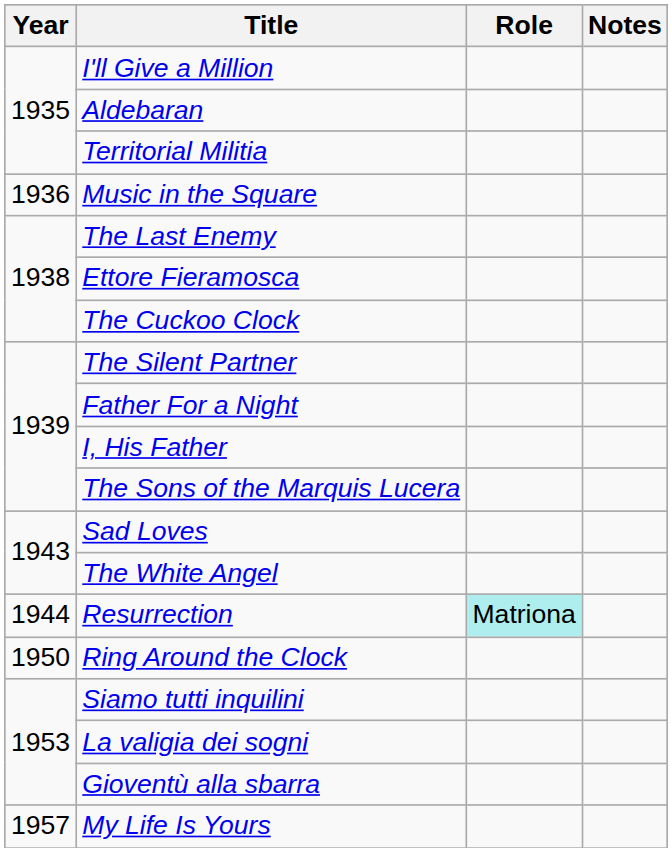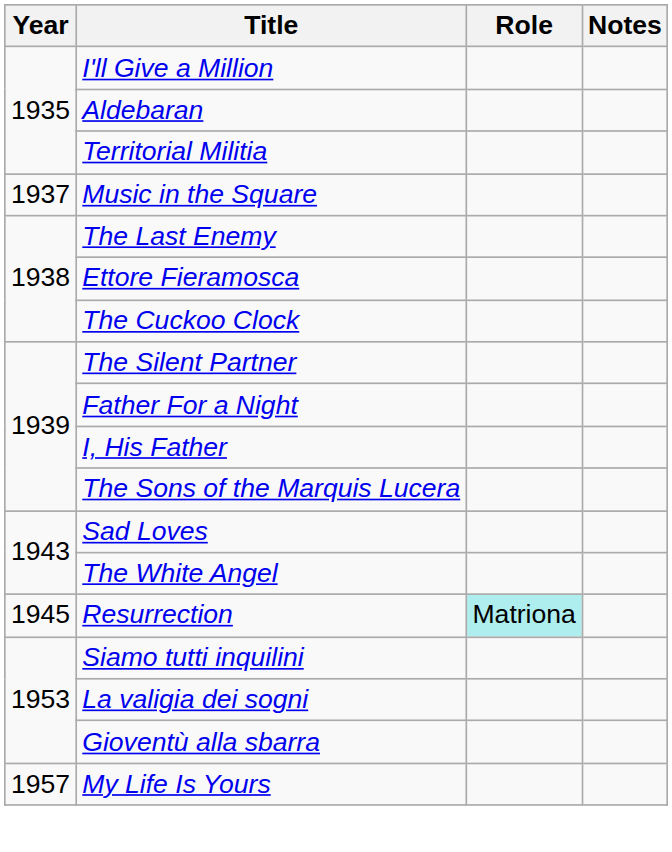(40, 194) 1936 -> (40, 194) 1937
(40, 615) 1944 -> (40, 615) 1945
- row: (215, 657)
